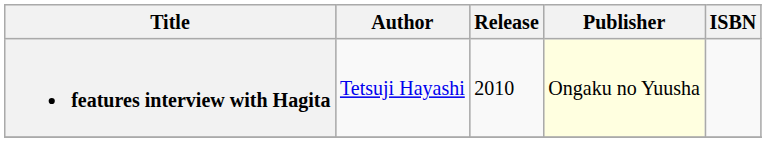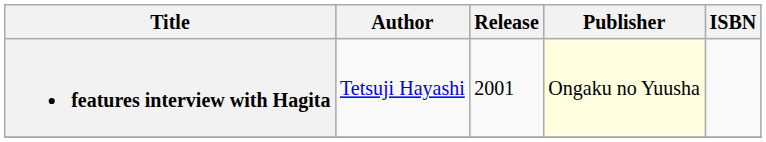(494, 88) 2010 -> (494, 88) 2001
